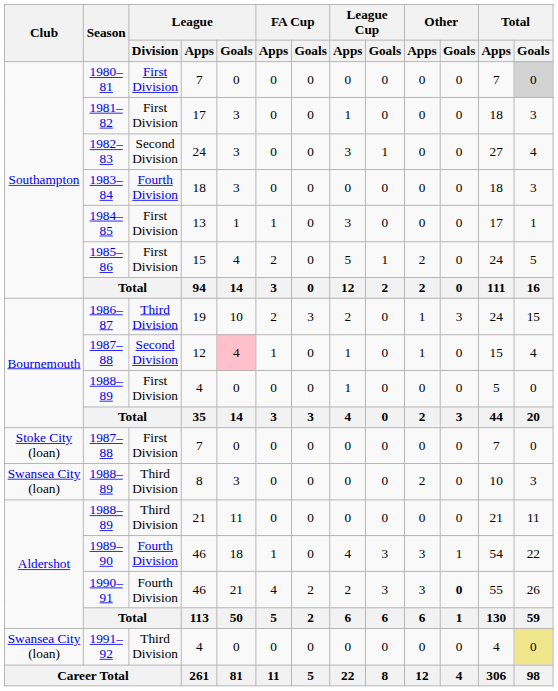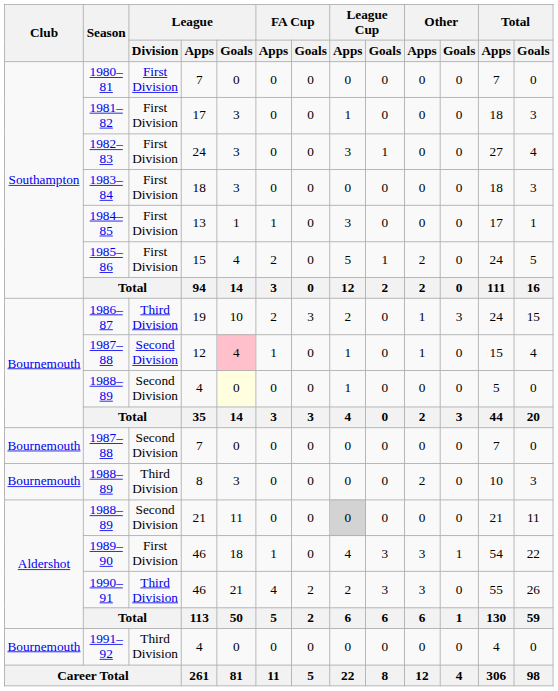(533, 79) lightgrey background -> (533, 79) no background
(155, 151) Second Division -> (155, 151) First Division
(155, 187) Fourth Division -> (155, 187) First Division
(155, 388) First Division -> (155, 388) Second Division
(236, 388) no background -> (236, 388) lightyellow background
(44, 445) Stoke City (loan) -> (44, 445) Bournemouth
(155, 445) First Division -> (155, 445) Second Division
(44, 481) Swansea City (loan) -> (44, 481) Bournemouth
(155, 517) Third Division -> (155, 517) Second Division
(348, 517) no background -> (348, 517) lightgrey background
(155, 553) Fourth Division -> (155, 553) First Division
(155, 589) Fourth Division -> (155, 589) Third Division
(459, 589) bold -> (459, 589) normal
(44, 646) Swansea City (loan) -> (44, 646) Bournemouth
(533, 646) khaki background -> (533, 646) no background
